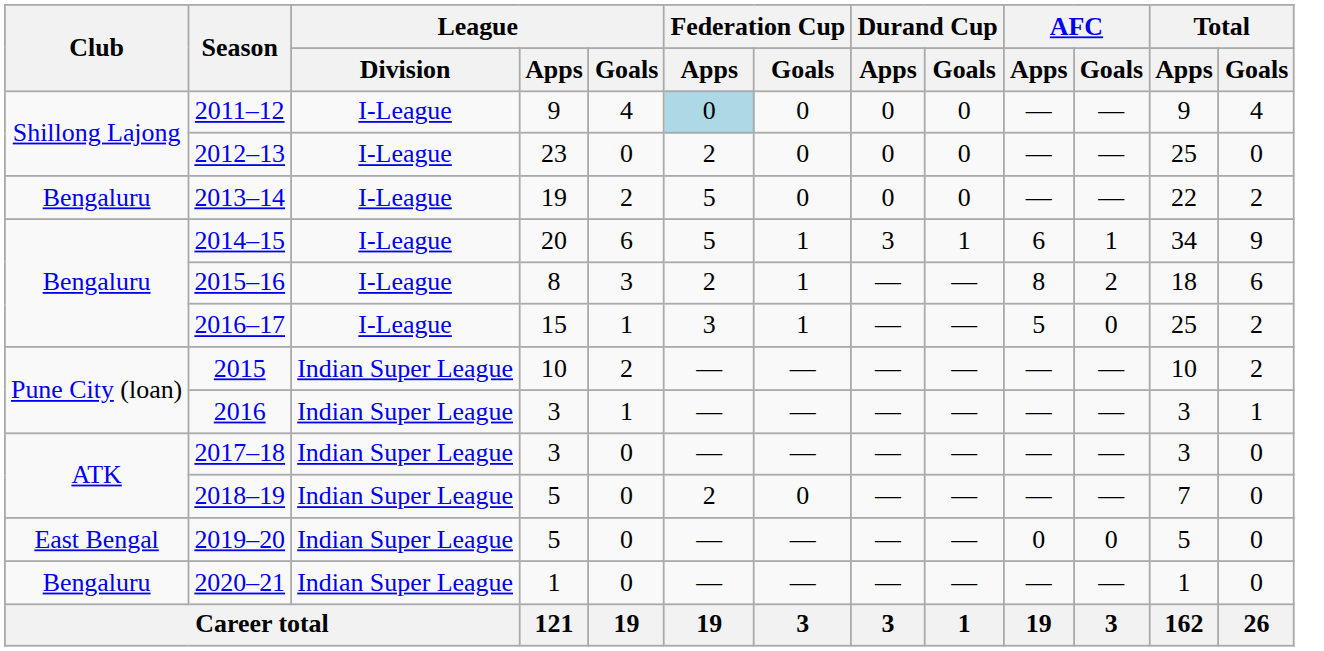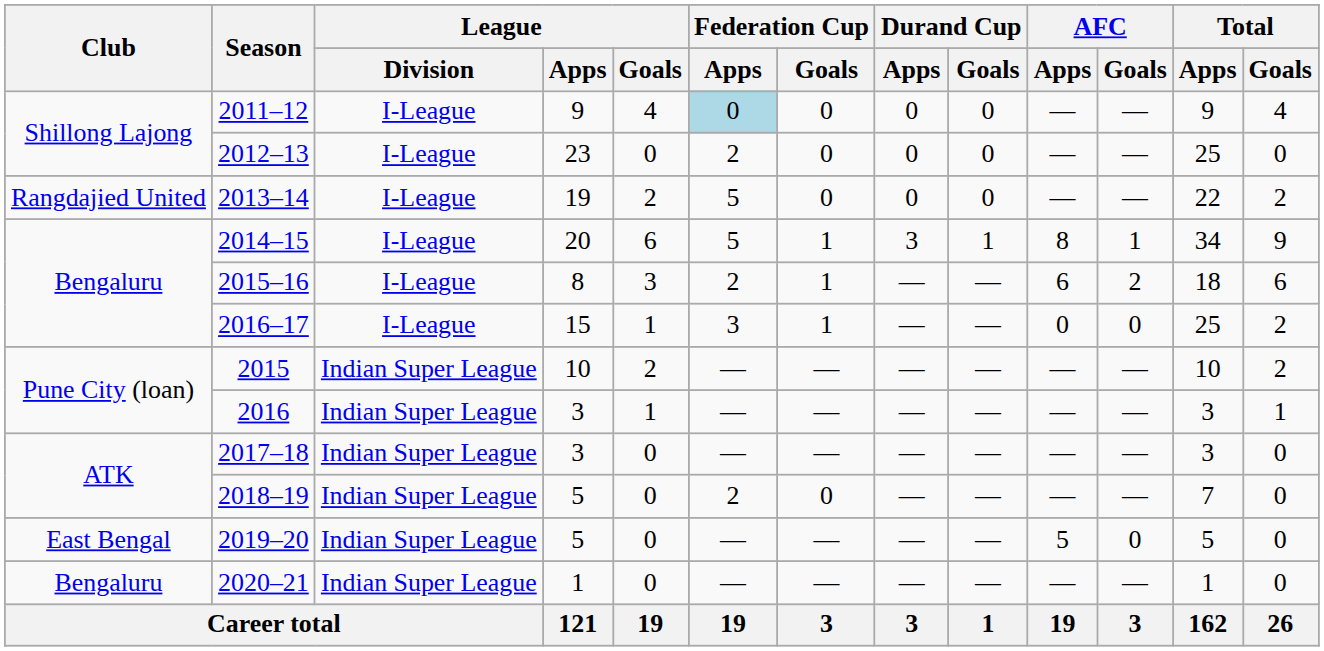(97, 197) Bengaluru -> (108, 197) Rangdajied United
(1039, 240) 6 -> (1062, 240) 8
(1039, 282) 8 -> (1062, 282) 6
(1039, 325) 5 -> (1062, 325) 0
(1039, 539) 0 -> (1062, 539) 5
